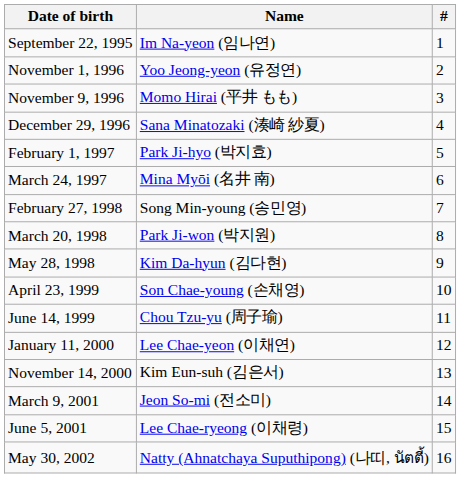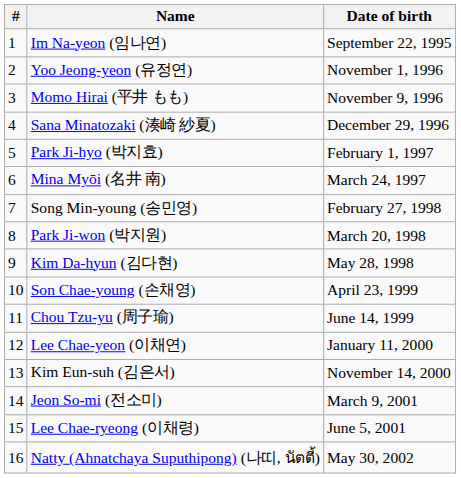columns swapped: (444, 16) <-> (70, 16)
